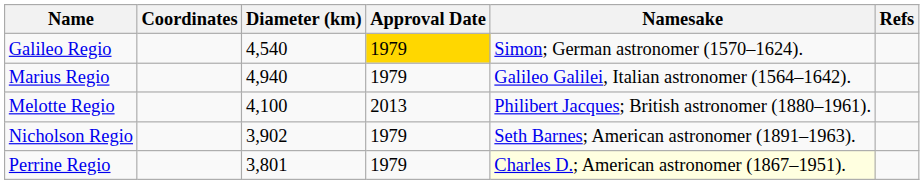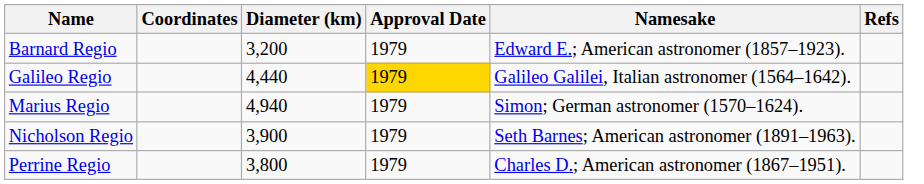+ row: (63, 48)
(267, 48) 4,540 -> (267, 77) 4,440
(649, 48) Simon; German astronomer (1570–1624). -> (673, 77) Galileo Galilei, Italian astronomer (1564–1642).
(673, 77) Galileo Galilei, Italian astronomer (1564–1642). -> (649, 106) Simon; German astronomer (1570–1624).
- row: (62, 106)
(267, 135) 3,902 -> (267, 135) 3,900
(267, 164) 3,801 -> (267, 164) 3,800
(670, 164) lightyellow background -> (670, 164) no background
